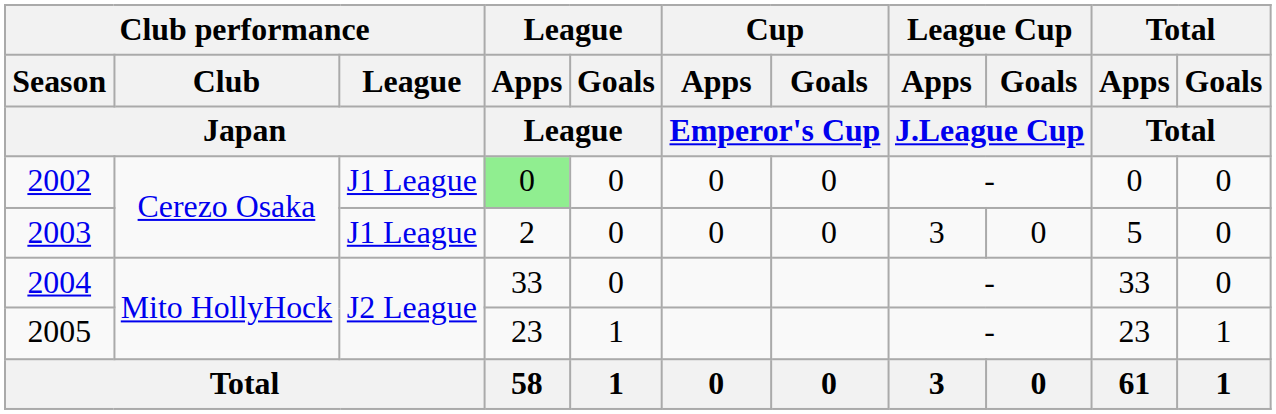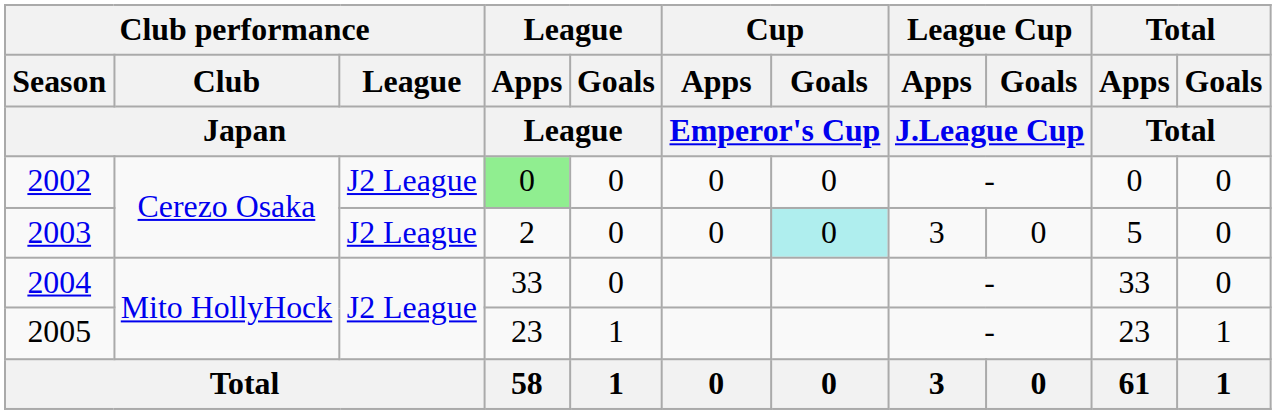(412, 181) J1 League -> (412, 181) J2 League
(412, 231) J1 League -> (412, 231) J2 League
(829, 231) no background -> (829, 231) paleturquoise background
